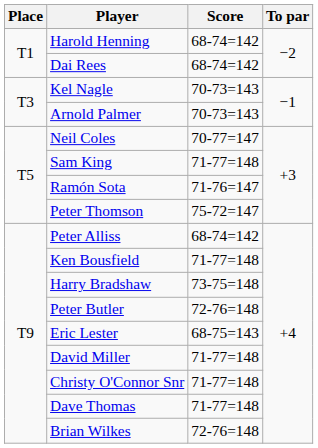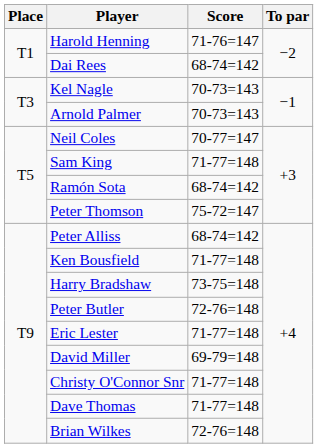(225, 41) 68-74=142 -> (225, 41) 71-76=147
(225, 187) 71-76=147 -> (225, 187) 68-74=142
(225, 333) 68-75=143 -> (225, 333) 71-77=148
(225, 357) 71-77=148 -> (225, 357) 69-79=148
